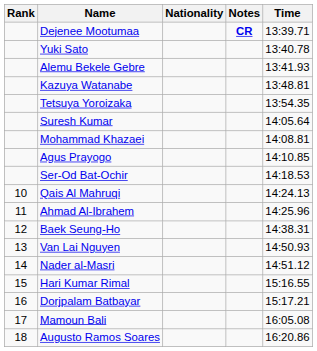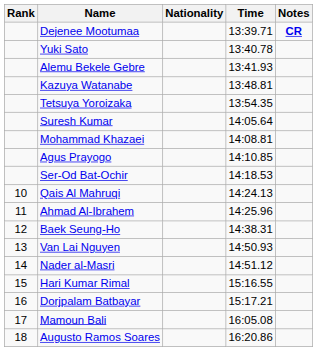columns swapped: (287, 13) <-> (244, 13)
